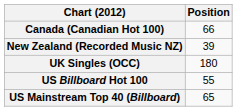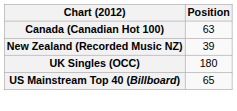(209, 30) 66 -> (209, 30) 63
- row: (95, 81)
